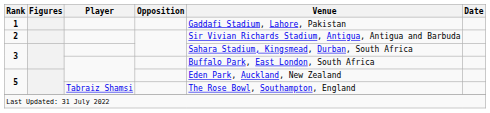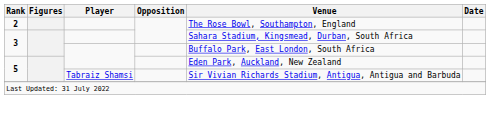- row: (16, 24)
(324, 37) Sir Vivian Richards Stadium, Antigua, Antigua and Barbuda -> (272, 24) The Rose Bowl, Southampton, England
(272, 88) The Rose Bowl, Southampton, England -> (324, 75) Sir Vivian Richards Stadium, Antigua, Antigua and Barbuda
